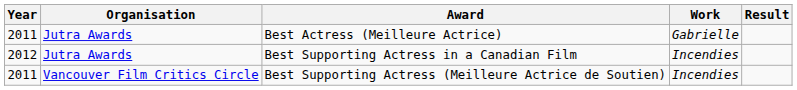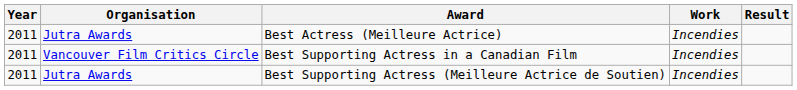(705, 35) Gabrielle -> (705, 35) Incendies
(22, 55) 2012 -> (22, 55) 2011
(88, 55) Jutra Awards -> (151, 55) Vancouver Film Critics Circle
(151, 75) Vancouver Film Critics Circle -> (88, 75) Jutra Awards
